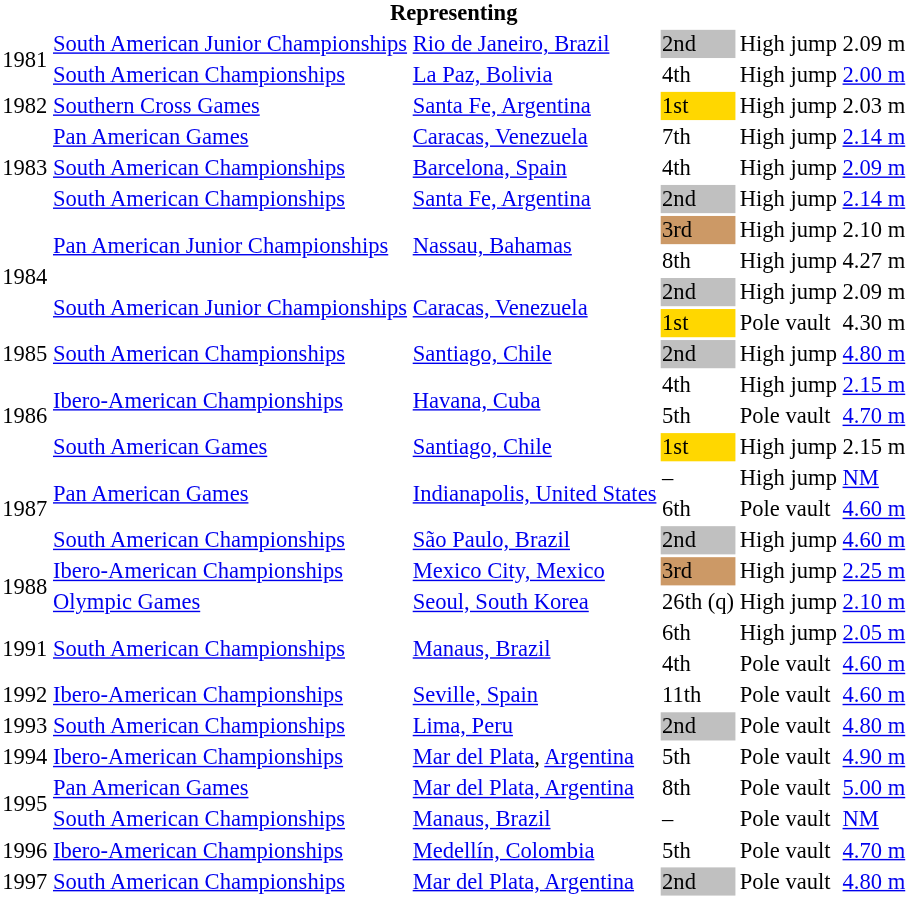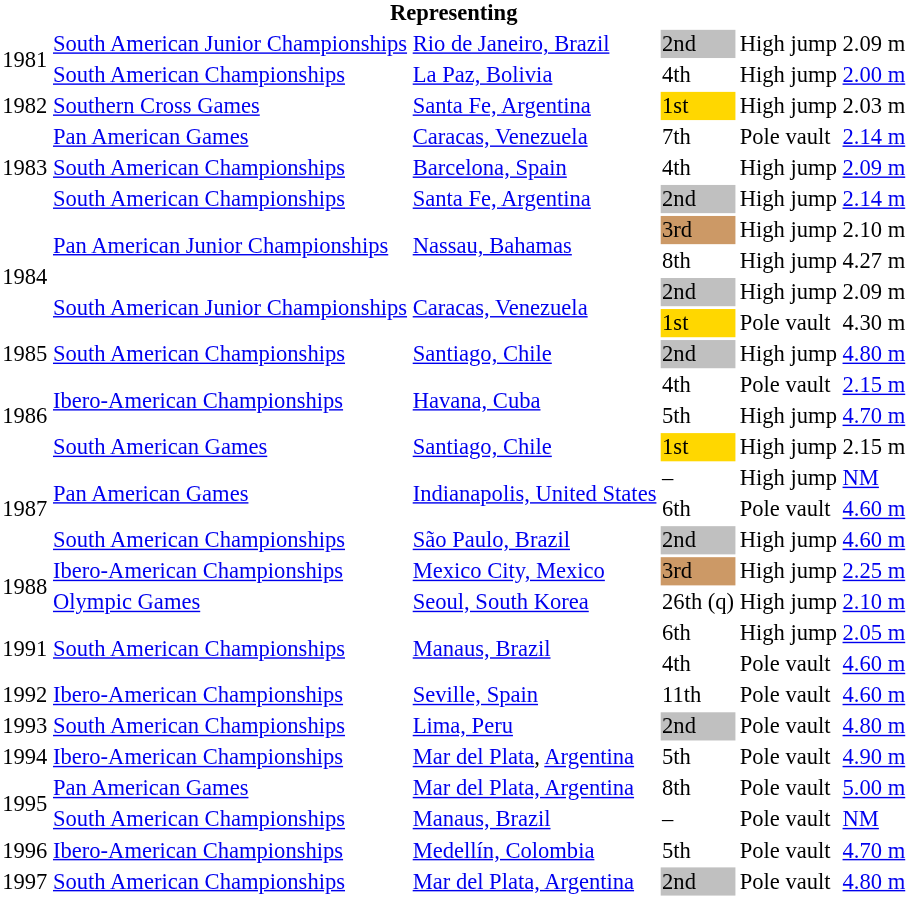(788, 136) High jump -> (785, 136) Pole vault
(788, 384) High jump -> (785, 384) Pole vault
(785, 415) Pole vault -> (788, 415) High jump
